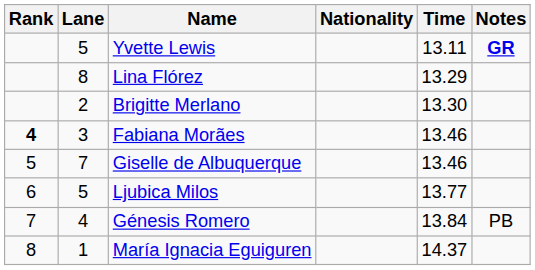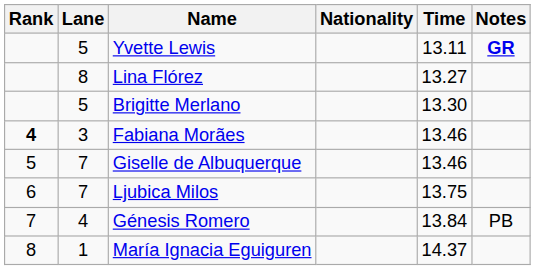(444, 76) 13.29 -> (444, 76) 13.27
(83, 105) 2 -> (83, 105) 5
(83, 192) 5 -> (83, 192) 7
(444, 192) 13.77 -> (444, 192) 13.75
